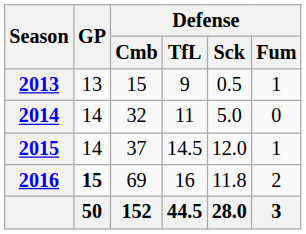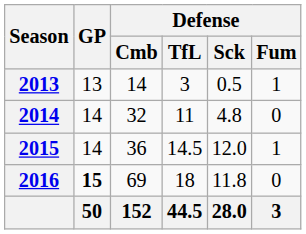(137, 84) 15 -> (137, 84) 14
(185, 84) 9 -> (185, 84) 3
(229, 116) 5.0 -> (229, 116) 4.8
(137, 148) 37 -> (137, 148) 36
(185, 180) 16 -> (185, 180) 18
(276, 180) 2 -> (276, 180) 0
